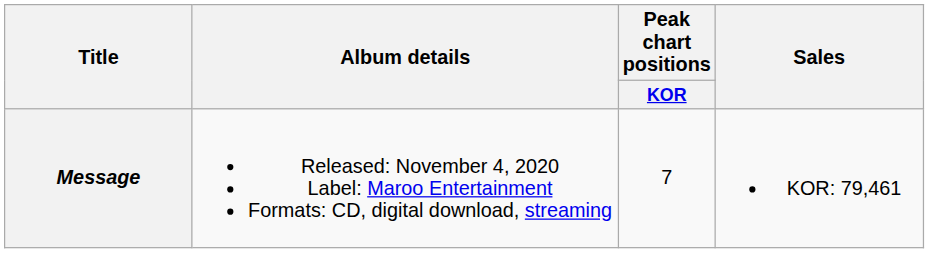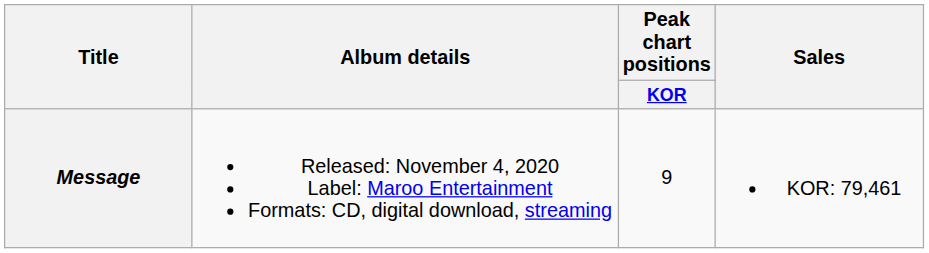(667, 177) 7 -> (667, 177) 9
